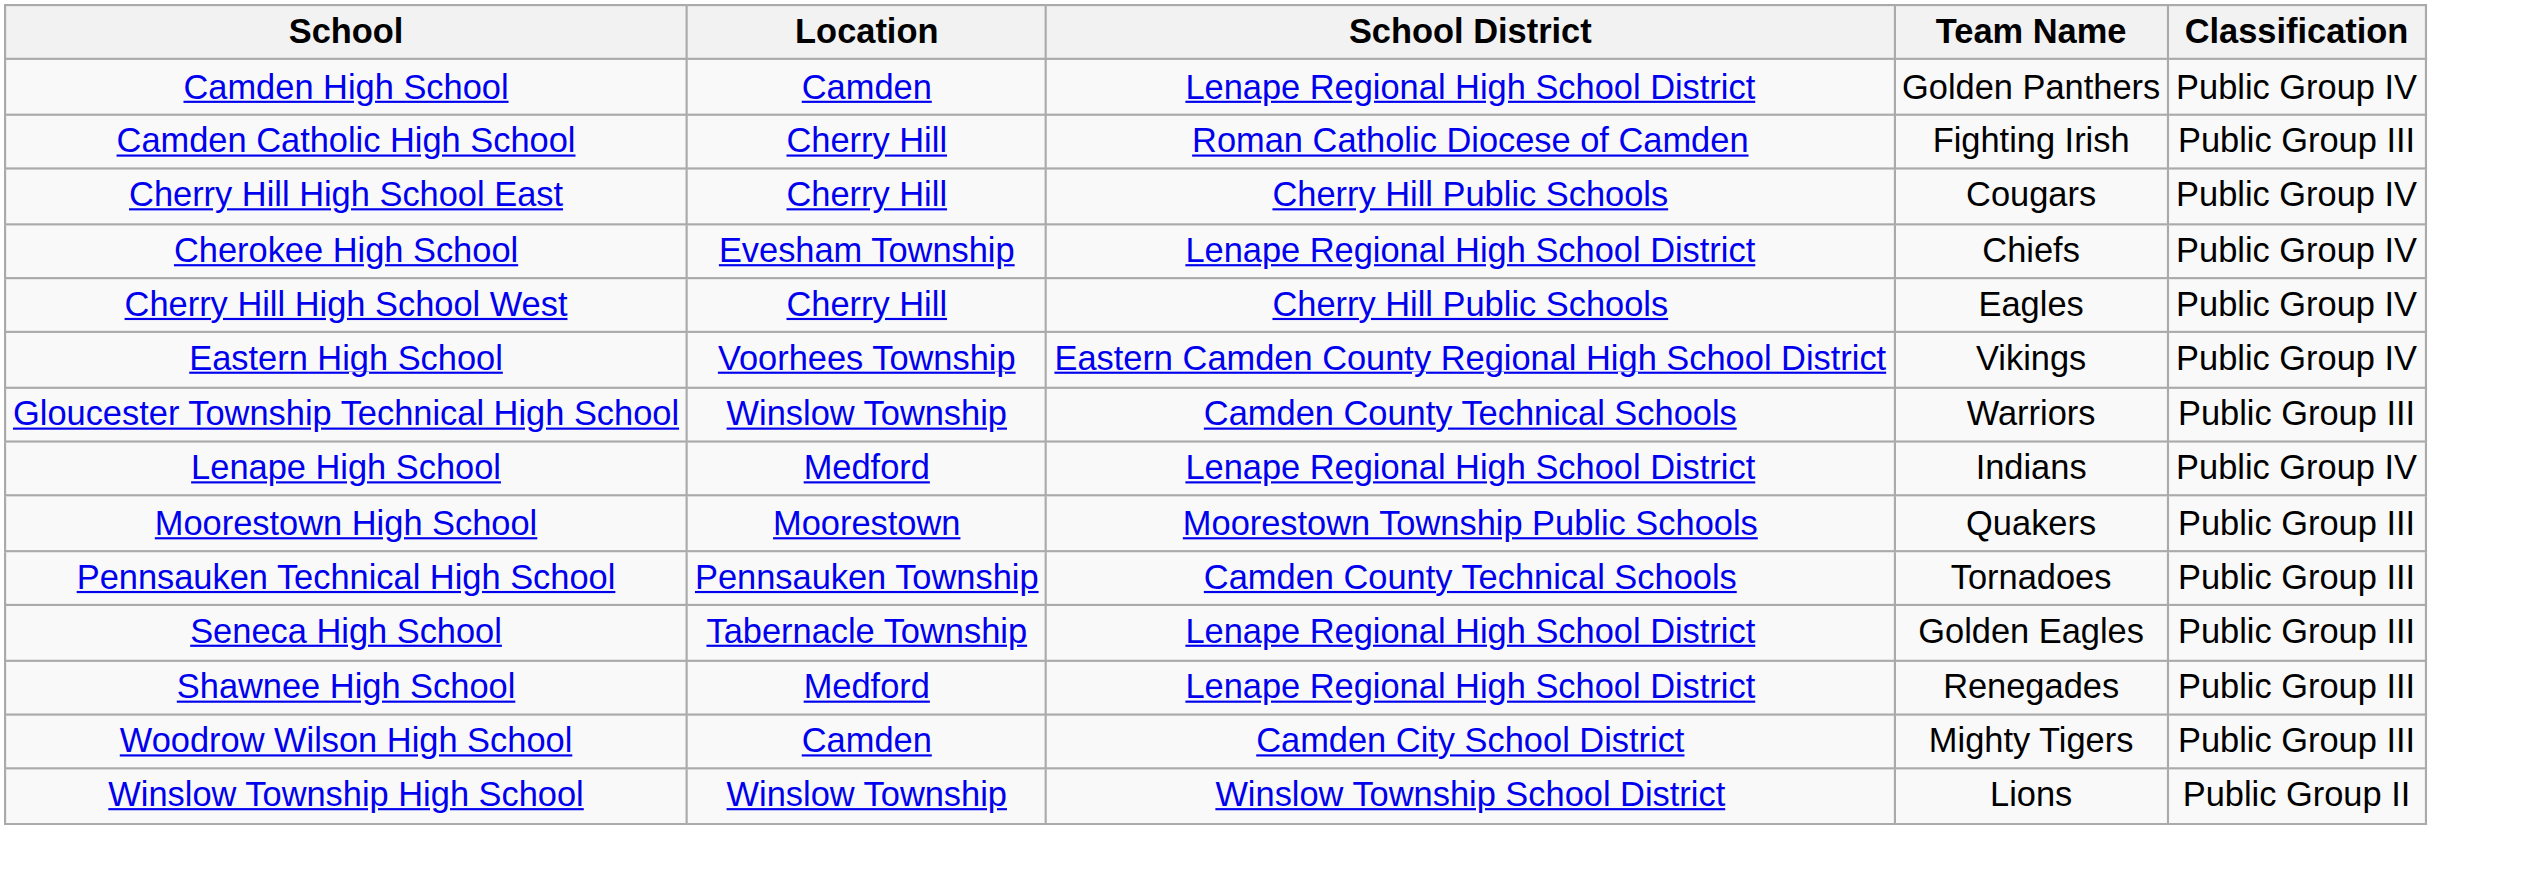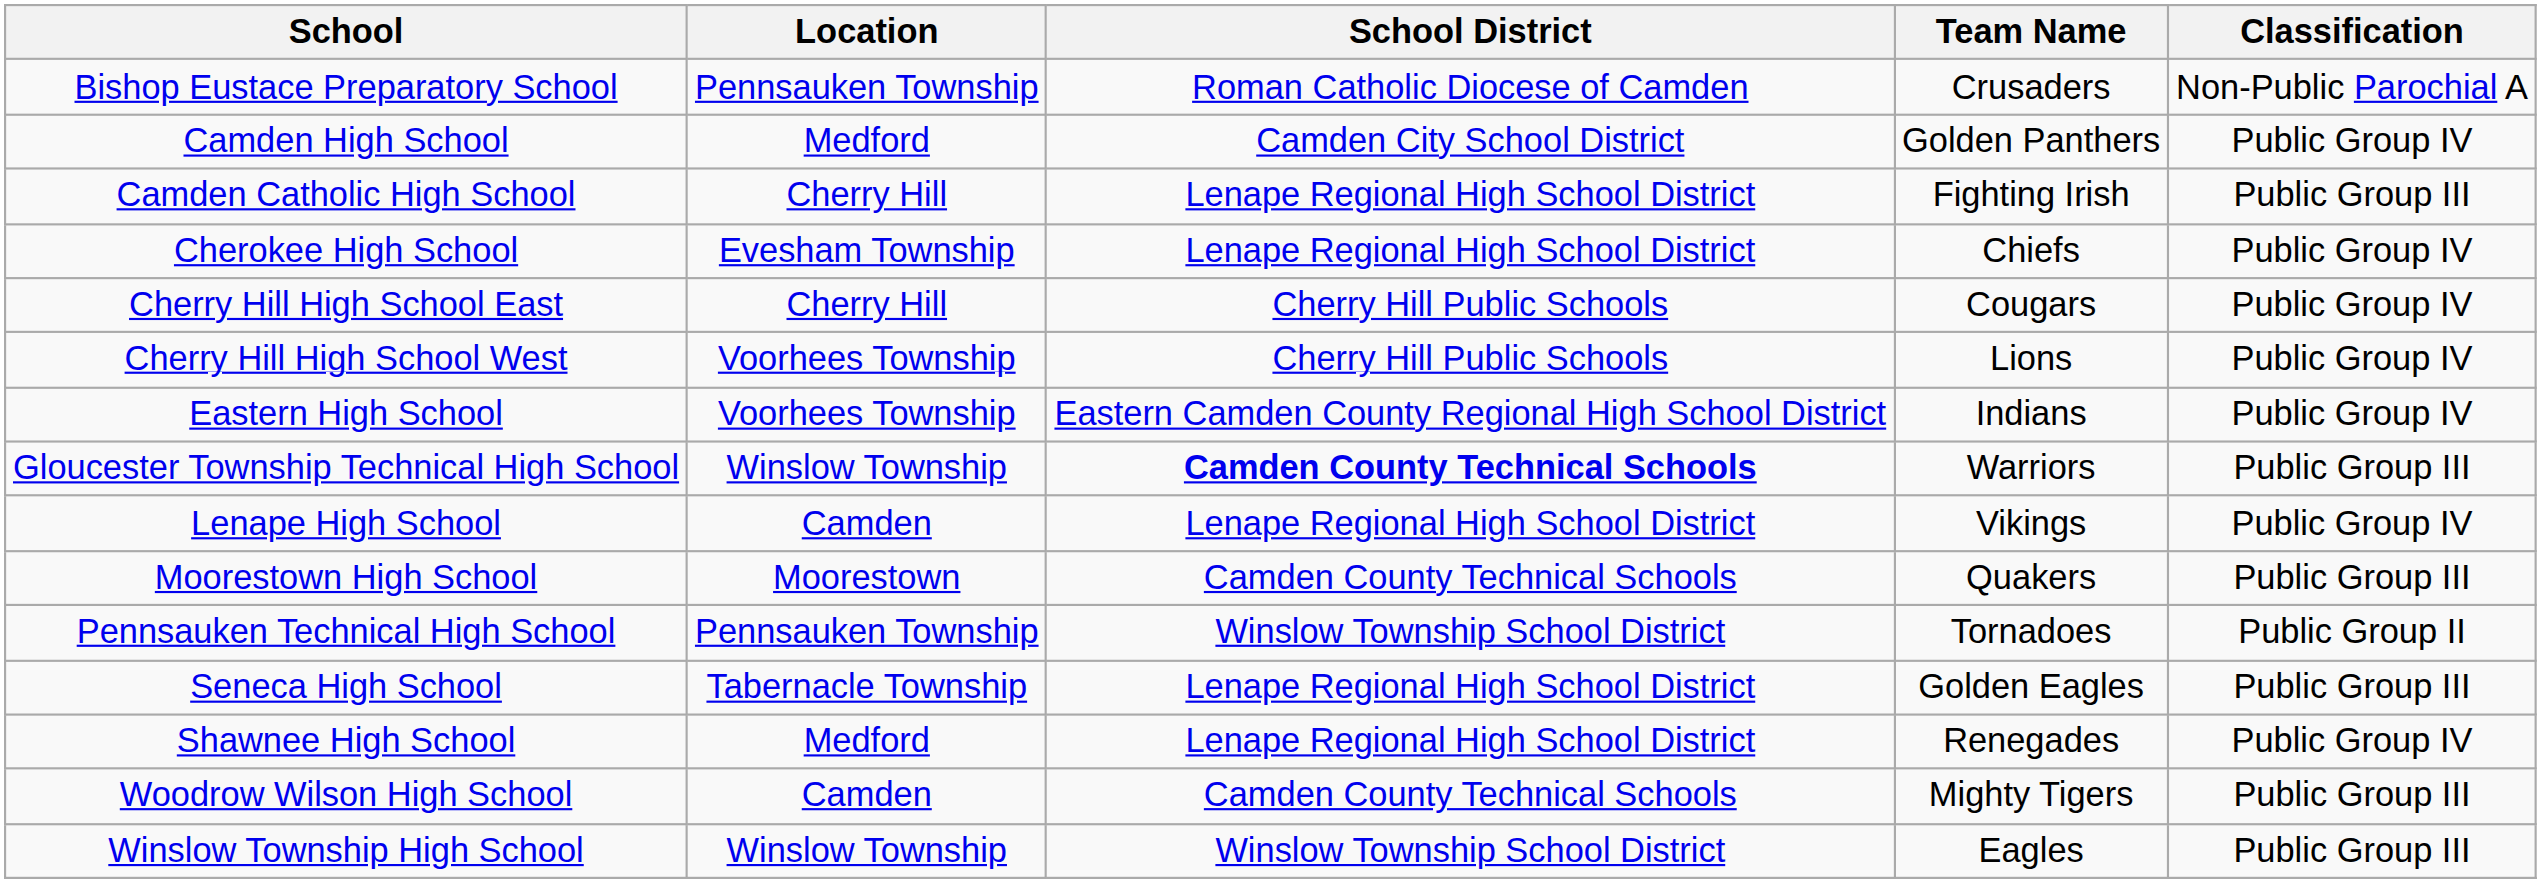+ row: (346, 86)
(867, 86) Camden -> (867, 140) Medford
(1470, 86) Lenape Regional High School District -> (1470, 140) Camden City School District
(1470, 140) Roman Catholic Diocese of Camden -> (1470, 195) Lenape Regional High School District
rows swapped: (346, 250) <-> (346, 195)
(867, 304) Cherry Hill -> (867, 359) Voorhees Township
(2031, 304) Eagles -> (2031, 359) Lions
(2031, 359) Vikings -> (2031, 413) Indians
(1470, 413) normal -> (1470, 468) bold
(867, 468) Medford -> (867, 522) Camden
(2031, 468) Indians -> (2031, 522) Vikings
(1470, 522) Moorestown Township Public Schools -> (1470, 577) Camden County Technical Schools
(1470, 577) Camden County Technical Schools -> (1470, 631) Winslow Township School District
(2297, 577) Public Group III -> (2352, 631) Public Group II
(2297, 686) Public Group III -> (2352, 741) Public Group IV
(1470, 741) Camden City School District -> (1470, 795) Camden County Technical Schools
(2031, 795) Lions -> (2031, 850) Eagles
(2297, 795) Public Group II -> (2352, 850) Public Group III
